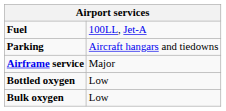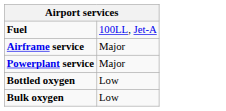- row: (25, 47)
+ row: (50, 64)
